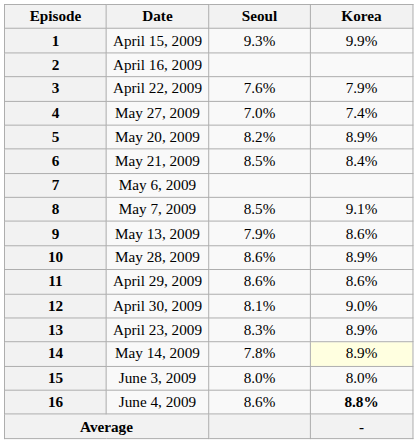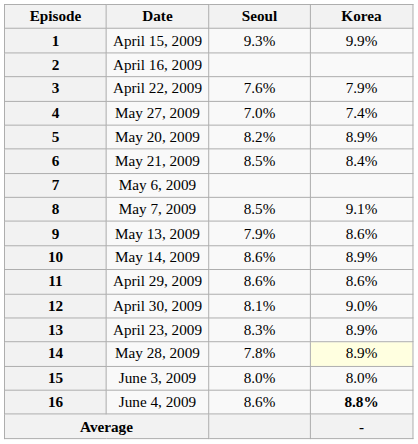(157, 257) May 28, 2009 -> (157, 257) May 14, 2009
(157, 354) May 14, 2009 -> (157, 354) May 28, 2009
